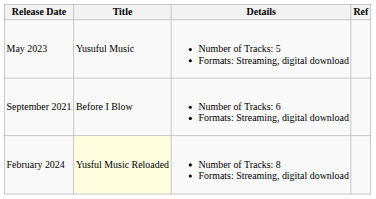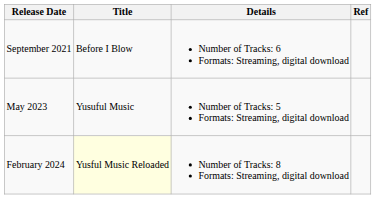rows swapped: (39, 107) <-> (27, 49)
